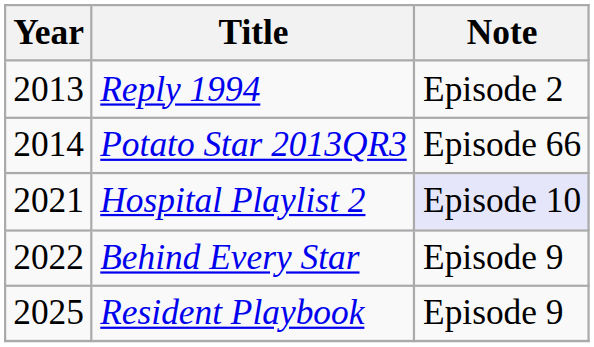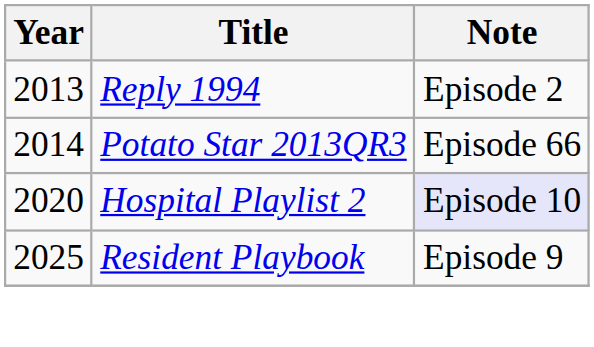(49, 200) 2021 -> (49, 200) 2020
- row: (230, 256)
